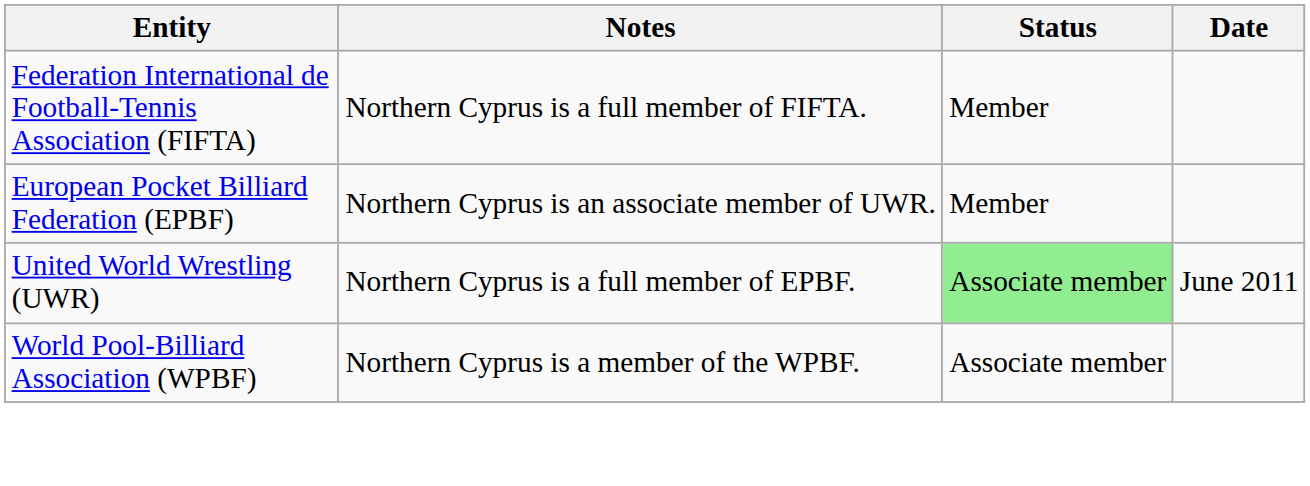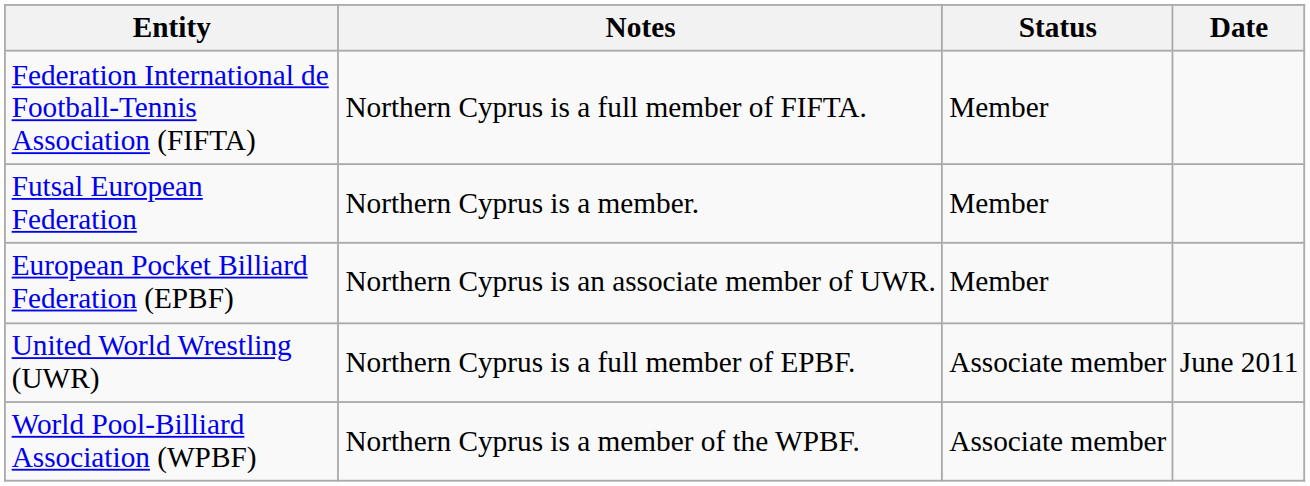+ row: (107, 202)
(1058, 282) lightgreen background -> (1058, 361) no background
